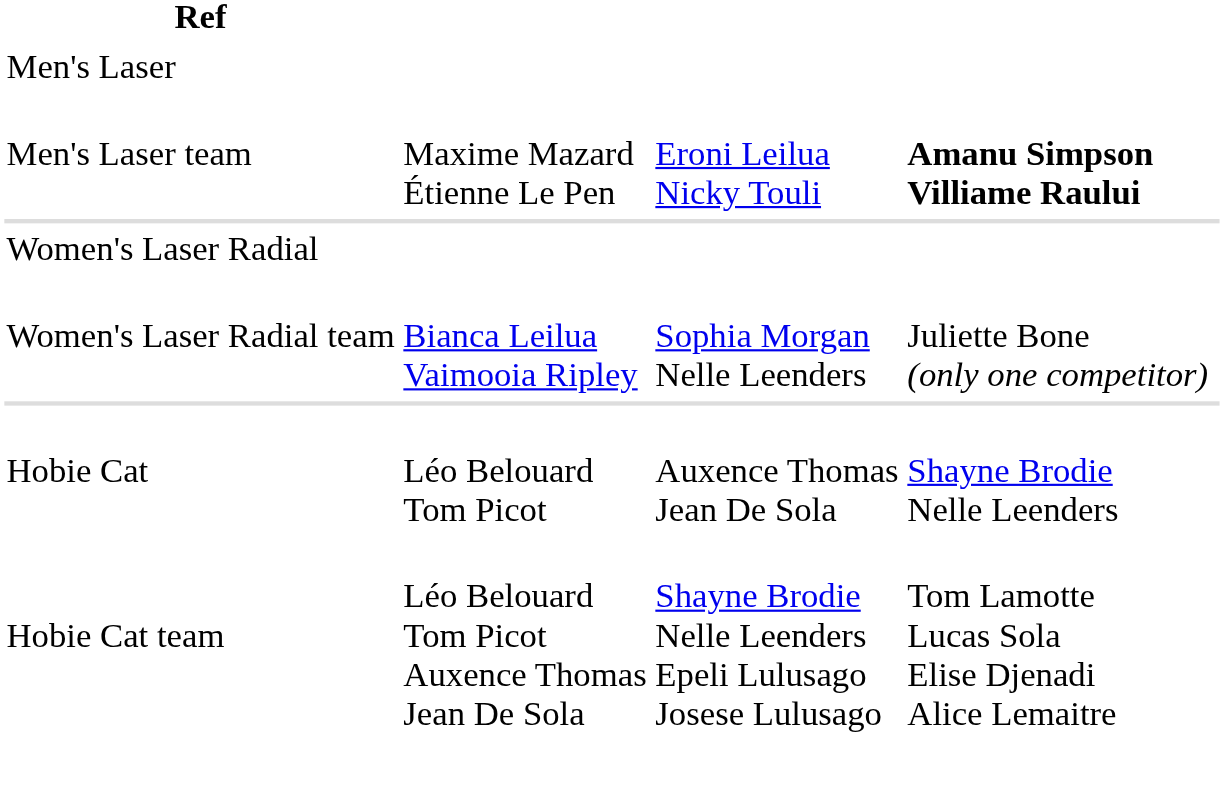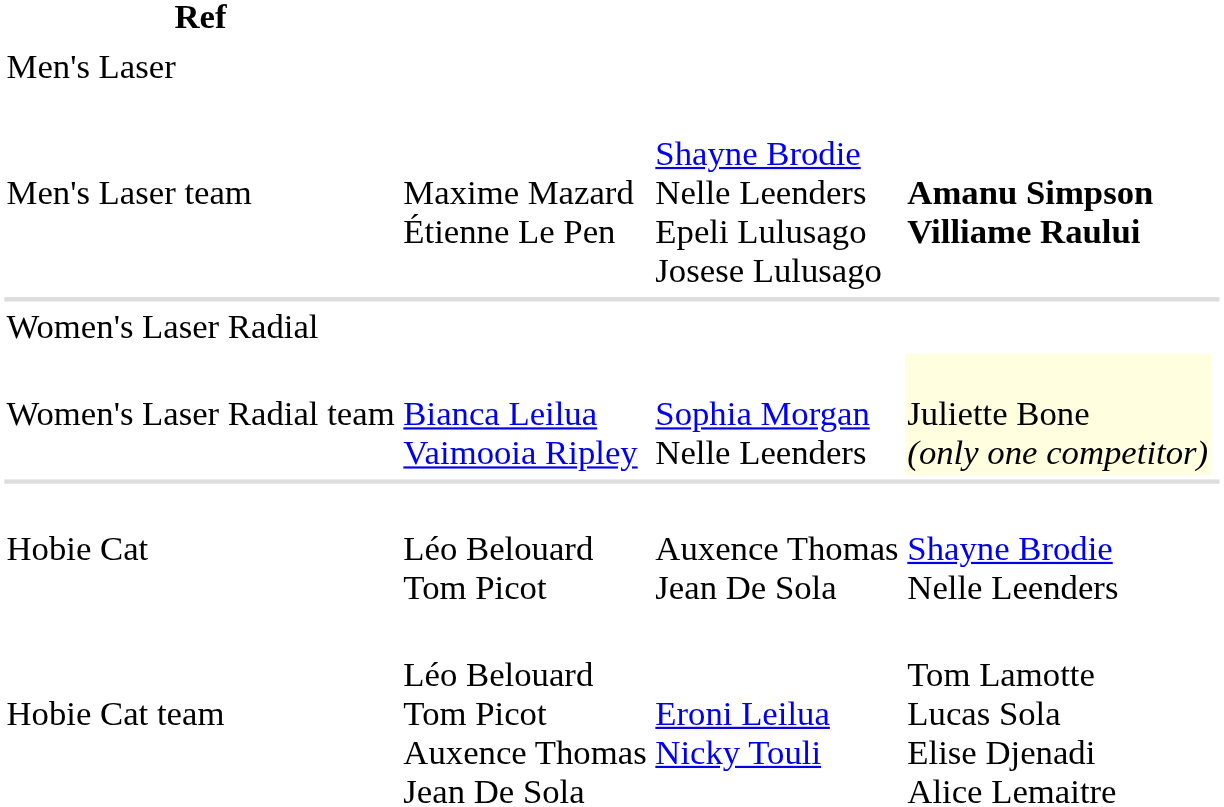(743, 172) Eroni Leilua Nicky Touli -> (769, 211) Shayne Brodie Nelle Leenders Epeli Lulusago Josese Lulusago
(1058, 355) no background -> (1058, 433) lightyellow background
(769, 654) Shayne Brodie Nelle Leenders Epeli Lulusago Josese Lulusago -> (743, 732) Eroni Leilua Nicky Touli
